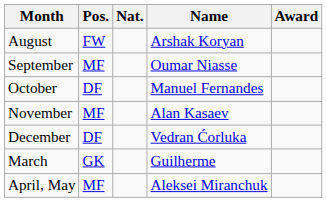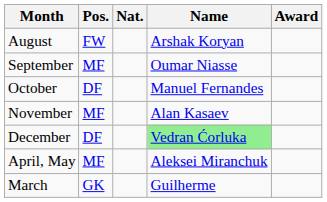(199, 137) no background -> (199, 137) lightgreen background
rows swapped: (28, 161) <-> (42, 185)
